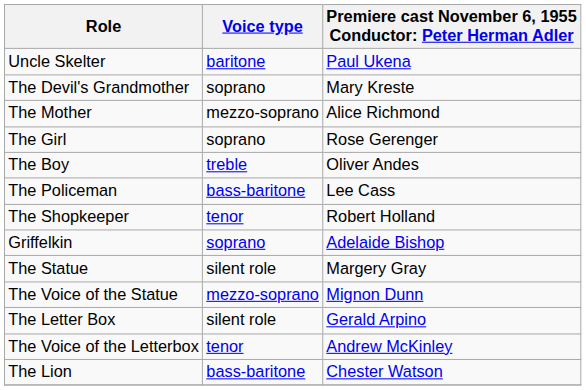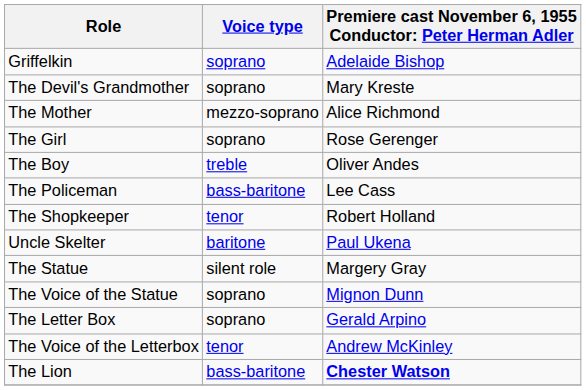rows swapped: (40, 242) <-> (57, 61)
(263, 294) mezzo-soprano -> (236, 294) soprano
(241, 320) silent role -> (236, 320) soprano
(385, 372) normal -> (388, 372) bold
